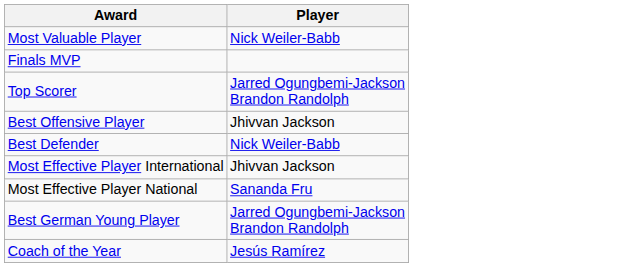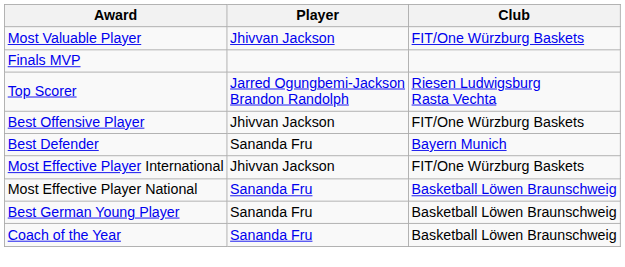+ column: (514, 15)
(285, 38) Nick Weiler-Babb -> (282, 38) Jhivvan Jackson
(285, 144) Nick Weiler-Babb -> (271, 144) Sananda Fru
(318, 220) Jarred Ogungbemi-Jackson Brandon Randolph -> (271, 212) Sananda Fru
(278, 251) Jesús Ramírez -> (271, 235) Sananda Fru
